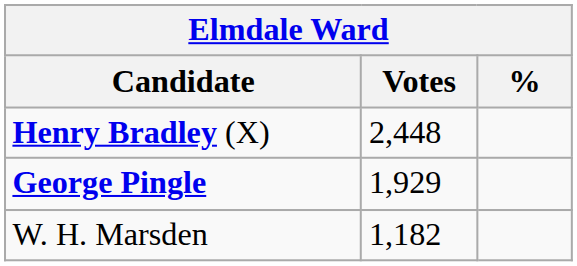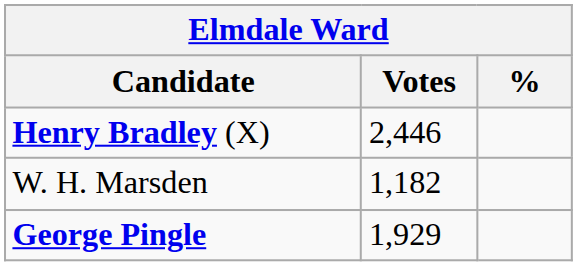(405, 132) 2,448 -> (405, 132) 2,446
rows swapped: (109, 183) <-> (110, 234)
